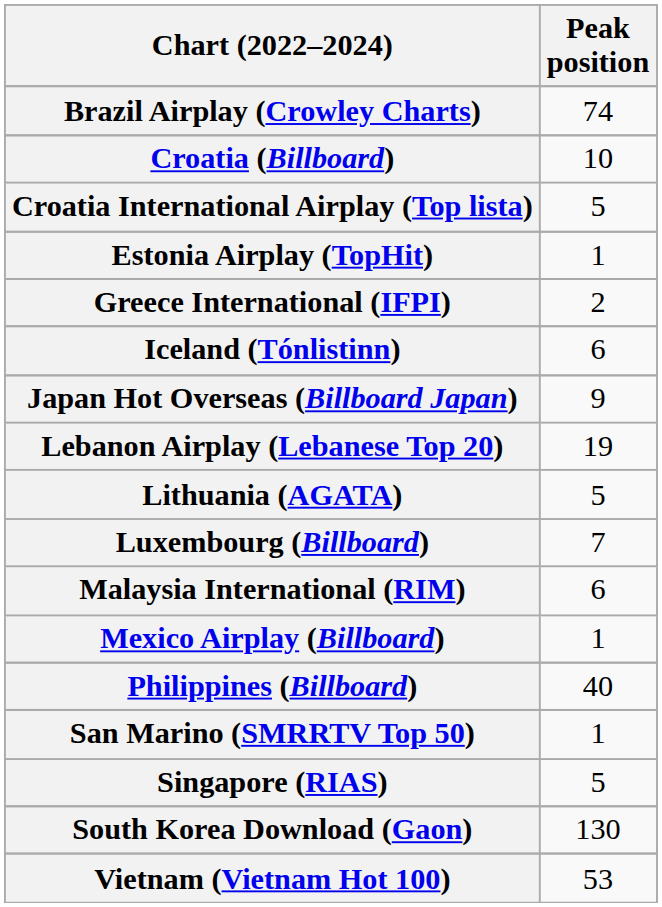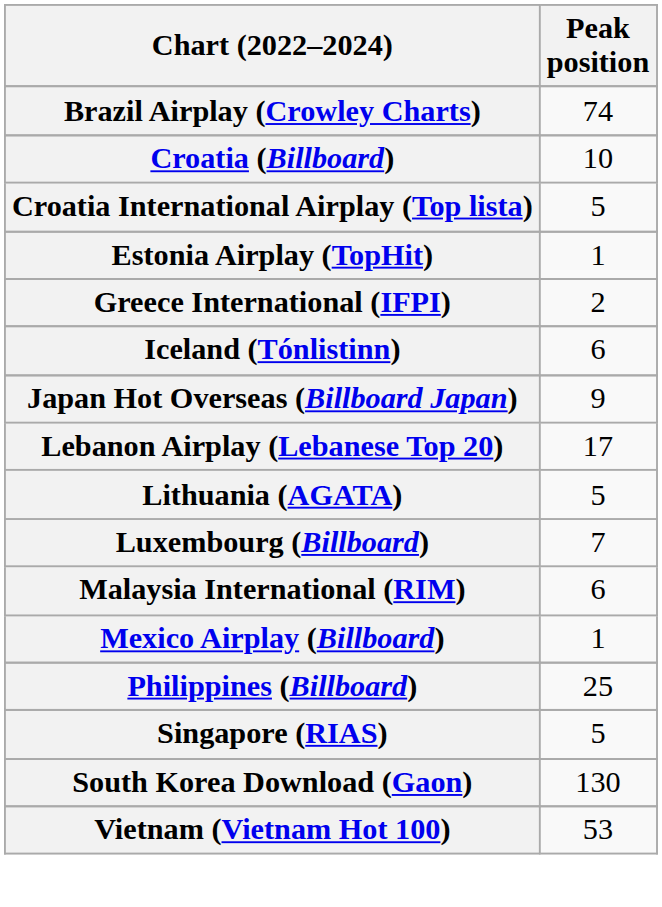(598, 446) 19 -> (598, 446) 17
(598, 685) 40 -> (598, 685) 25
- row: (272, 733)
